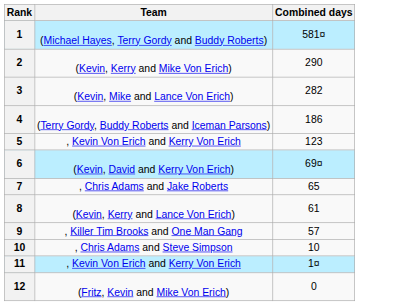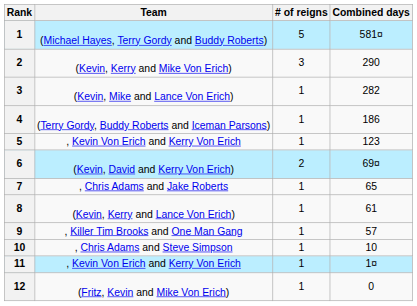+ column: (301, 12)
